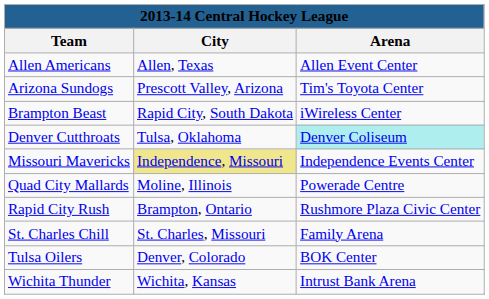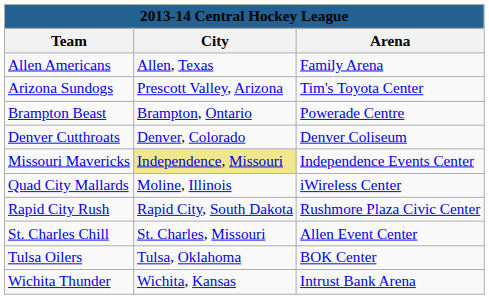(359, 64) Allen Event Center -> (342, 64) Family Arena
(215, 112) Rapid City, South Dakota -> (194, 112) Brampton, Ontario
(351, 112) iWireless Center -> (352, 112) Powerade Centre
(189, 137) Tulsa, Oklahoma -> (191, 137) Denver, Colorado
(353, 137) paleturquoise background -> (353, 137) no background
(352, 185) Powerade Centre -> (351, 185) iWireless Center
(194, 209) Brampton, Ontario -> (215, 209) Rapid City, South Dakota
(342, 233) Family Arena -> (359, 233) Allen Event Center
(191, 257) Denver, Colorado -> (189, 257) Tulsa, Oklahoma
